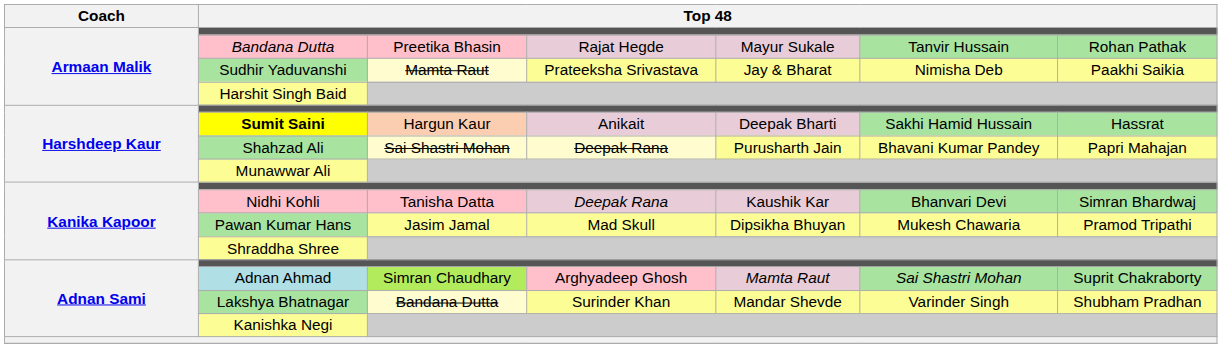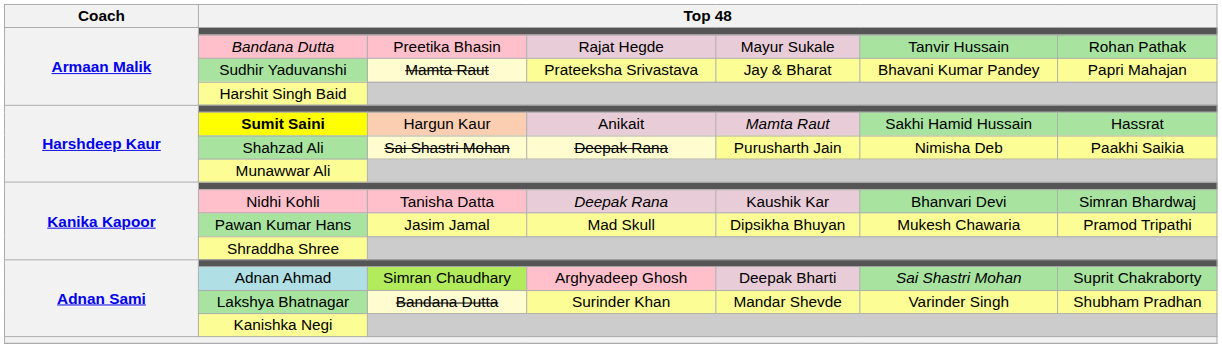(959, 70) Nimisha Deb -> (959, 70) Bhavani Kumar Pandey
(1137, 70) Paakhi Saikia -> (1137, 70) Papri Mahajan
(788, 124) Deepak Bharti -> (788, 124) Mamta Raut
(959, 147) Bhavani Kumar Pandey -> (959, 147) Nimisha Deb
(1137, 147) Papri Mahajan -> (1137, 147) Paakhi Saikia
(788, 278) Mamta Raut -> (788, 278) Deepak Bharti
